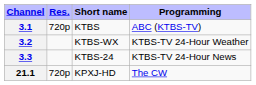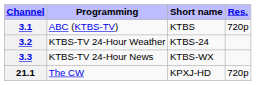columns swapped: (59, 12) <-> (190, 12)
(96, 42) KTBS-WX -> (189, 42) KTBS-24
(94, 57) KTBS-24 -> (192, 57) KTBS-WX
